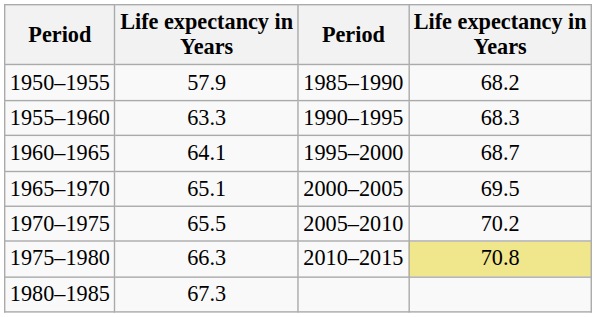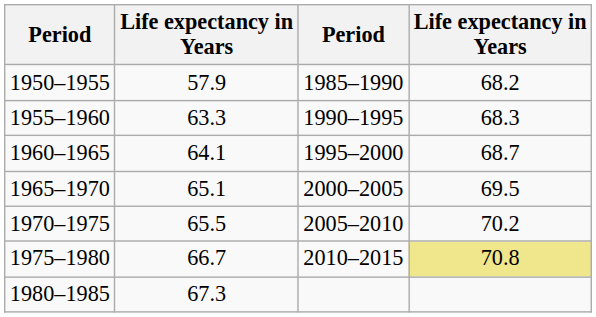(207, 258) 66.3 -> (207, 258) 66.7
